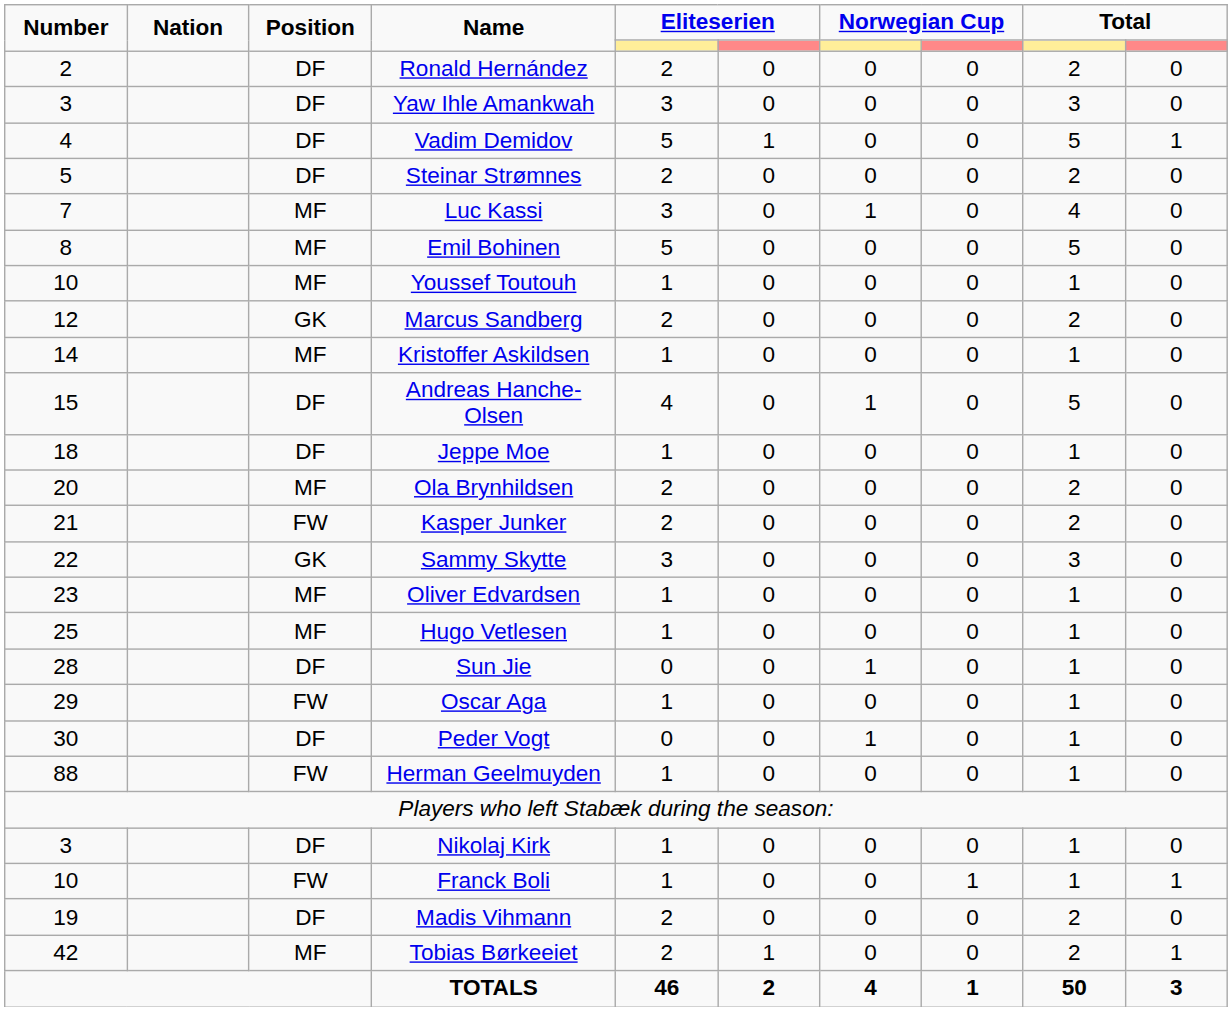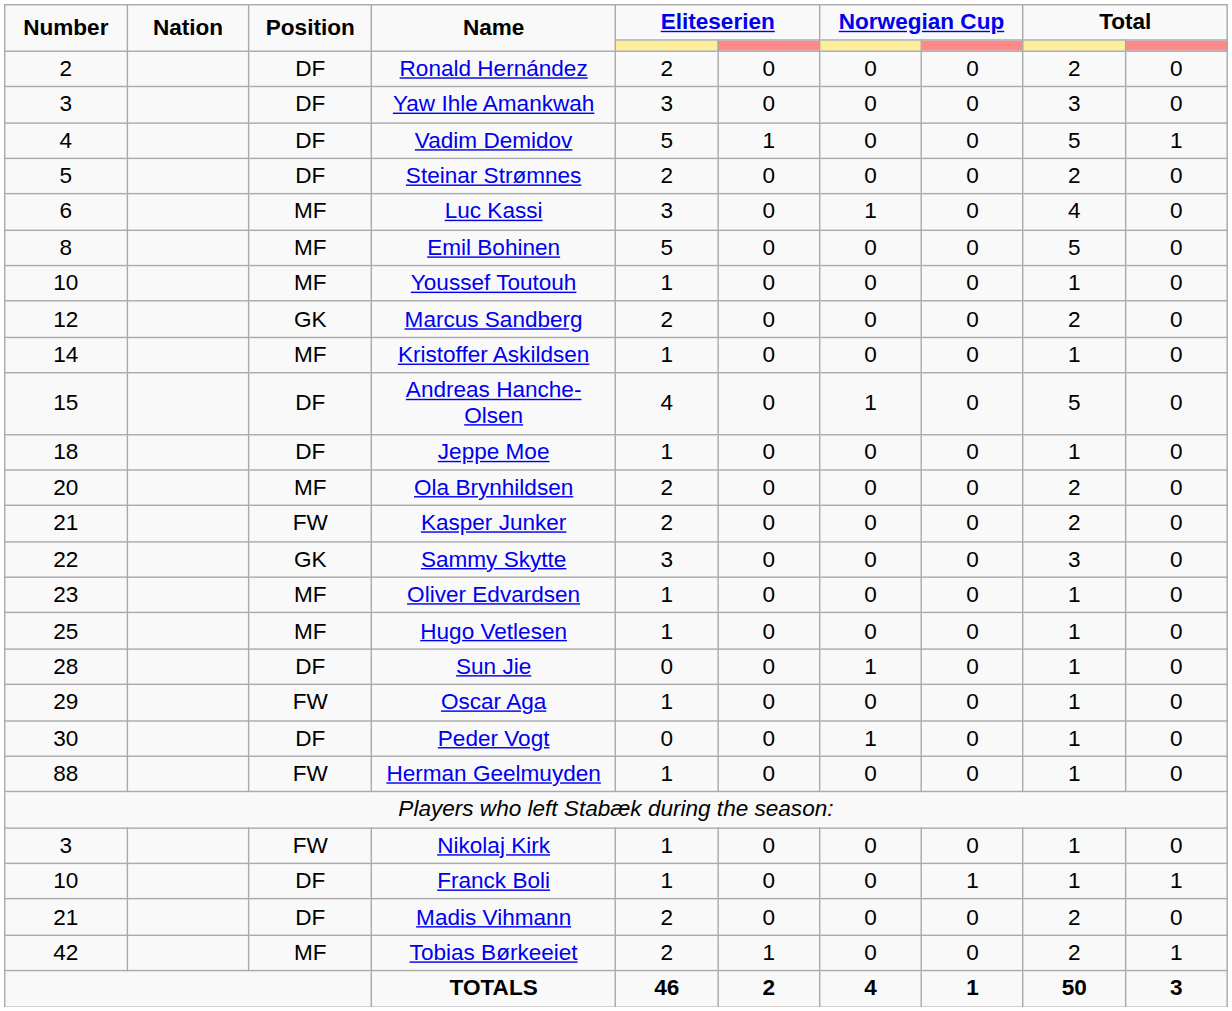(66, 211) 7 -> (66, 211) 6
(310, 845) DF -> (310, 845) FW
(310, 881) FW -> (310, 881) DF
(66, 916) 19 -> (66, 916) 21
